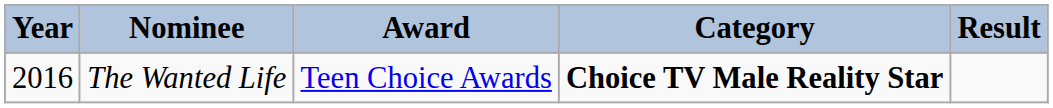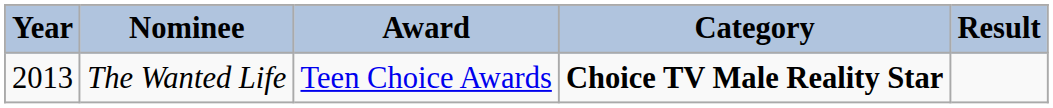(43, 77) 2016 -> (43, 77) 2013
